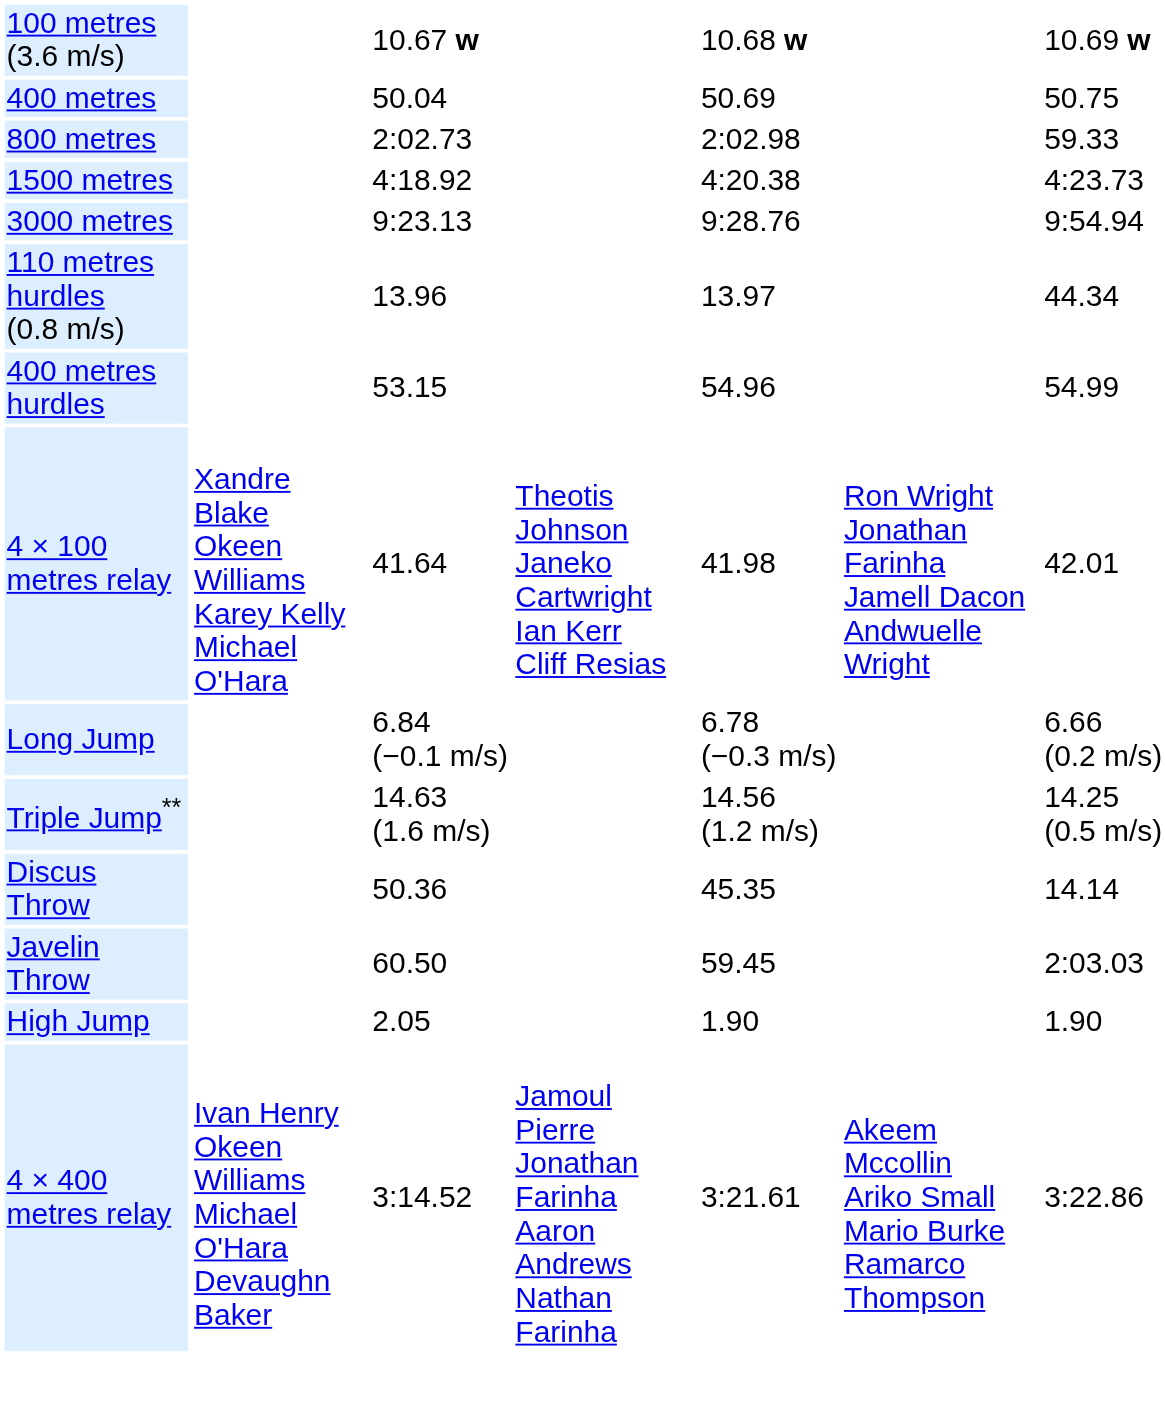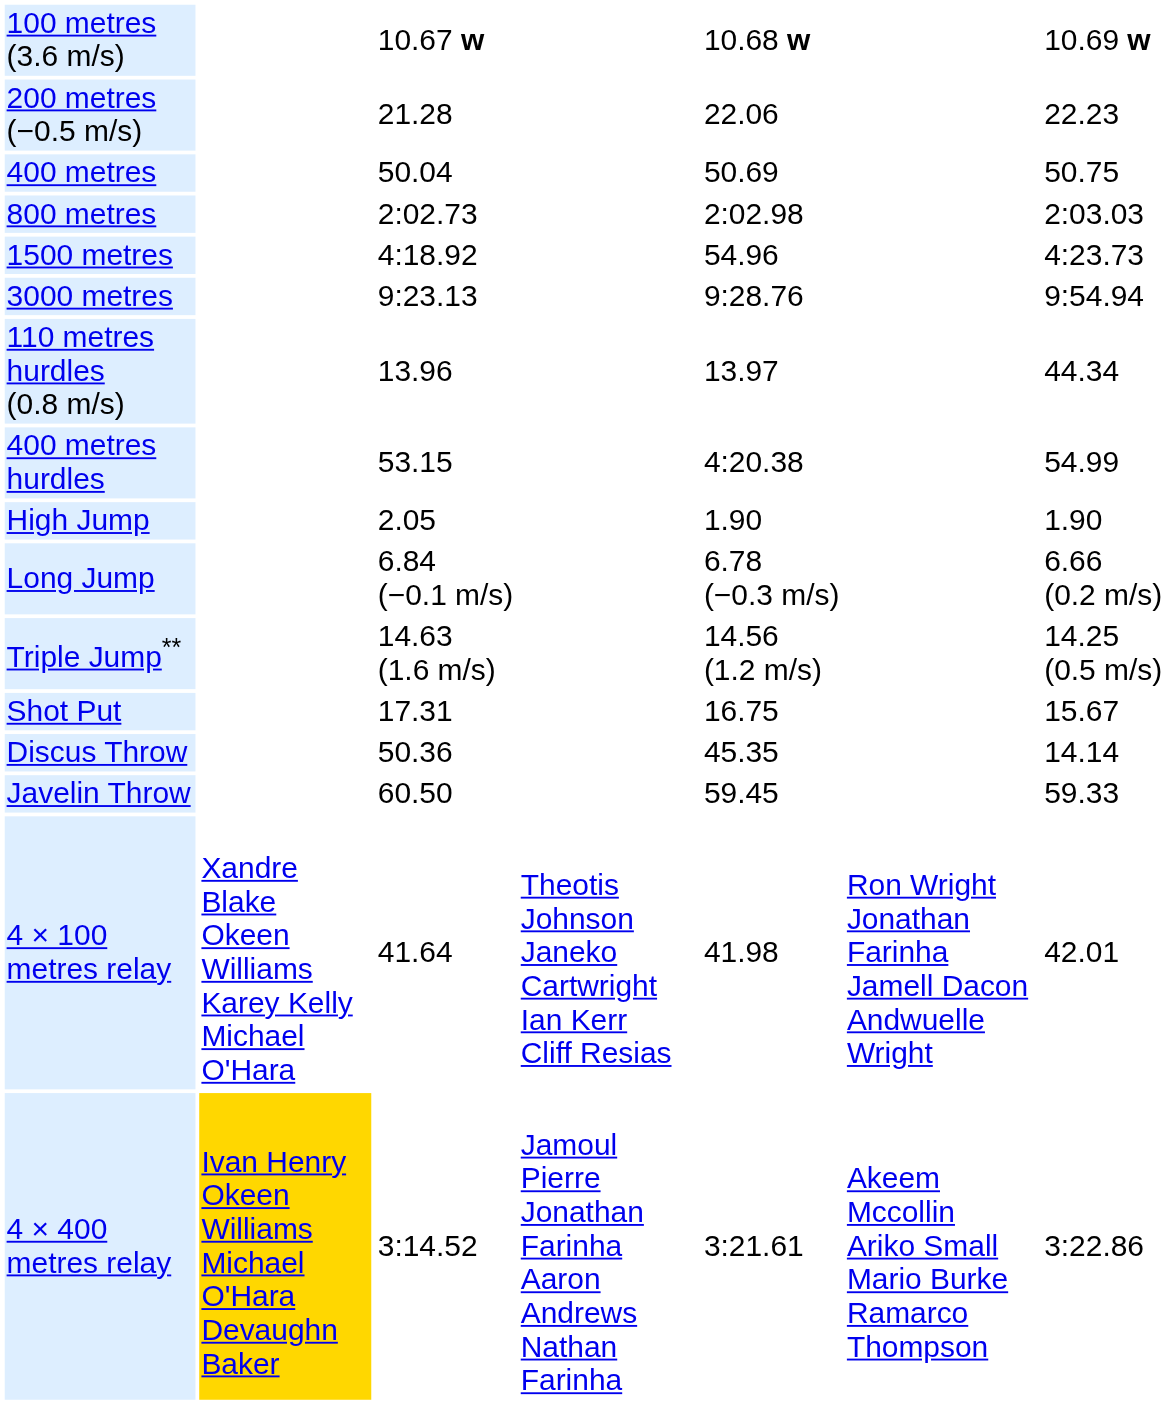+ row: (81, 114)
(1082, 138) 59.33 -> (1094, 213) 2:03.03
(751, 180) 4:20.38 -> (741, 254) 54.96
(738, 387) 54.96 -> (754, 462) 4:20.38
rows swapped: (78, 1021) <-> (89, 563)
+ row: (64, 711)
(1094, 963) 2:03.03 -> (1082, 793) 59.33
(266, 1214) no background -> (274, 1262) gold background
